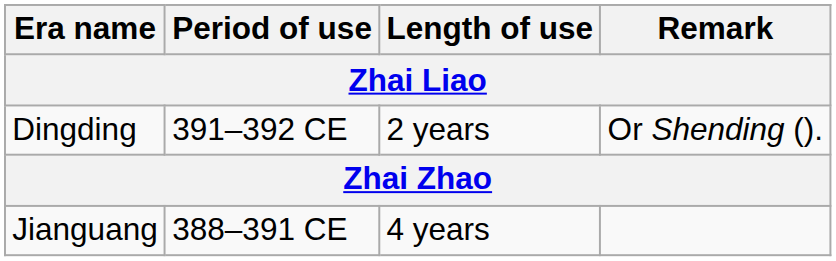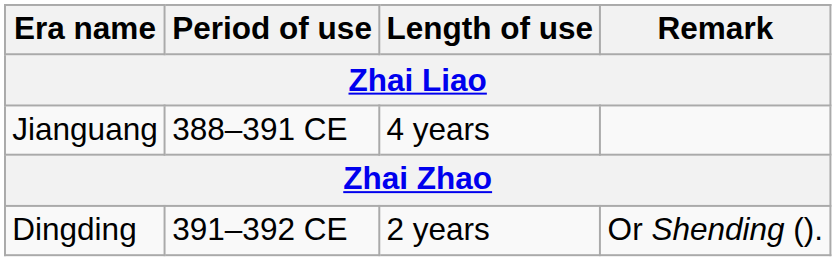rows swapped: (85, 229) <-> (74, 129)
